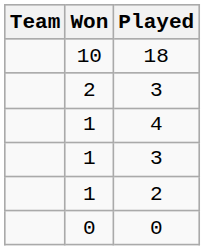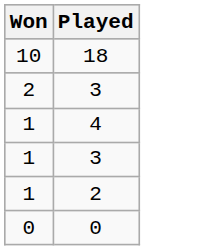- column: (35, 22)
